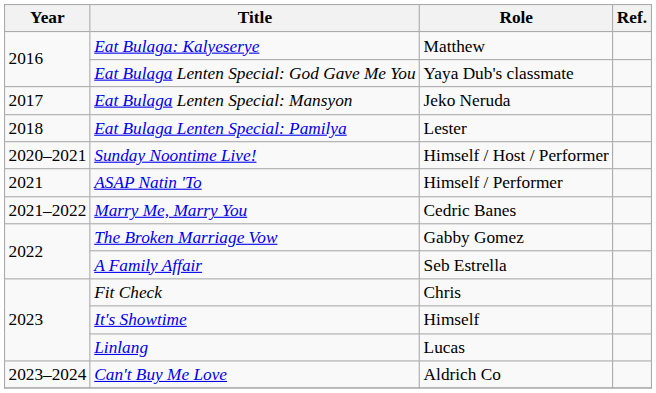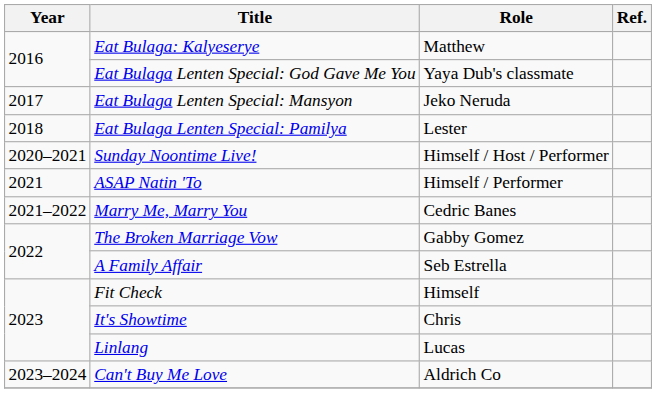(442, 292) Chris -> (451, 292) Himself
(451, 319) Himself -> (442, 319) Chris
